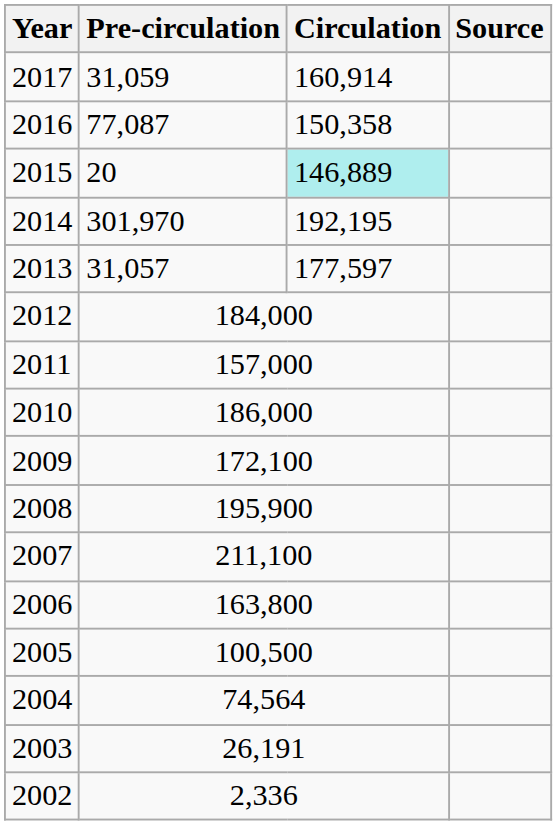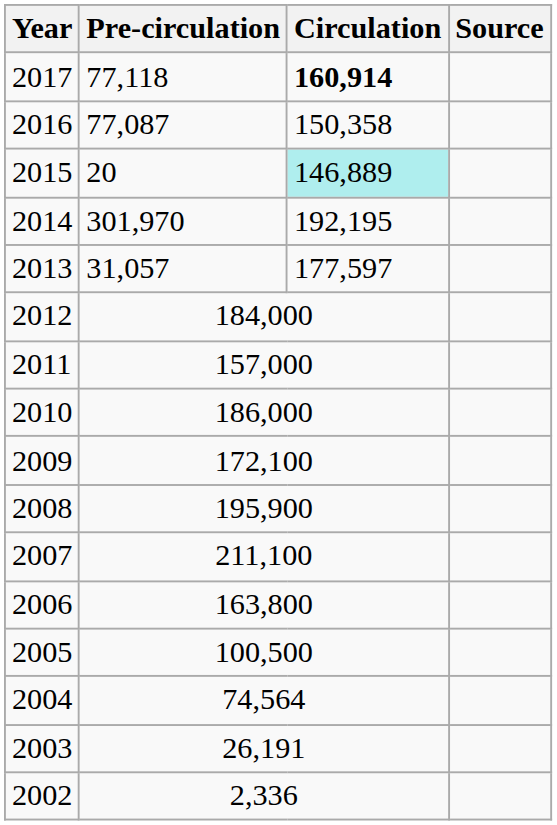(128, 76) 31,059 -> (127, 76) 77,118
(343, 76) normal -> (343, 76) bold
